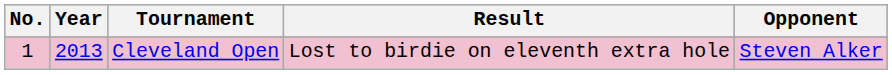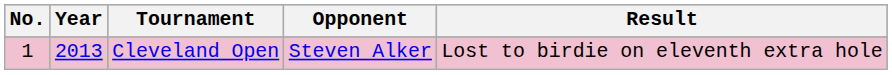columns swapped: (811, 21) <-> (509, 21)
